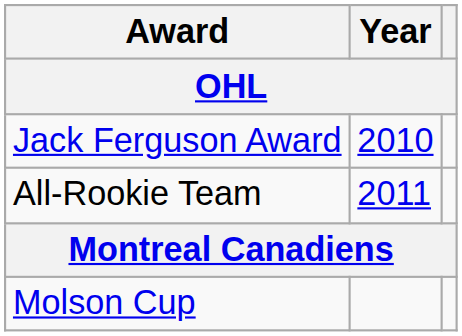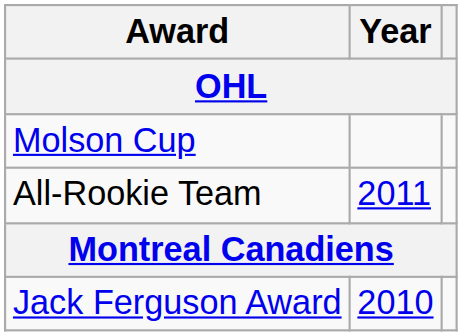rows swapped: (177, 140) <-> (104, 303)
